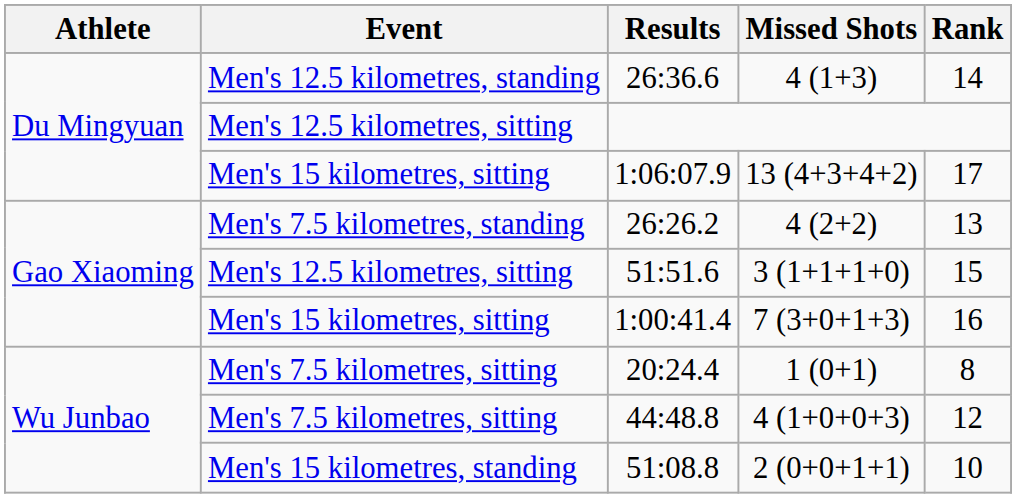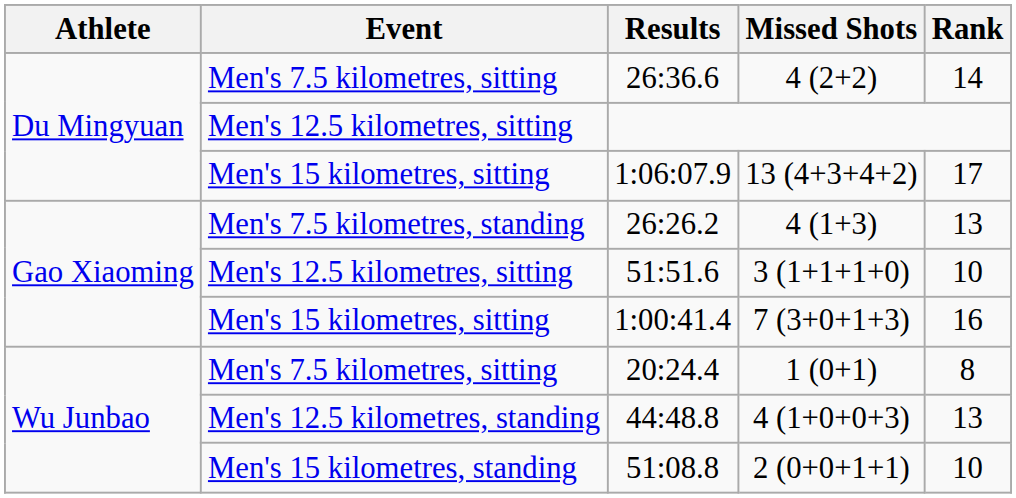(404, 77) Men's 12.5 kilometres, standing -> (383, 77) Men's 7.5 kilometres, sitting
(831, 77) 4 (1+3) -> (831, 77) 4 (2+2)
(831, 223) 4 (2+2) -> (831, 223) 4 (1+3)
(968, 272) 15 -> (968, 272) 10
(383, 418) Men's 7.5 kilometres, sitting -> (404, 418) Men's 12.5 kilometres, standing
(968, 418) 12 -> (968, 418) 13
